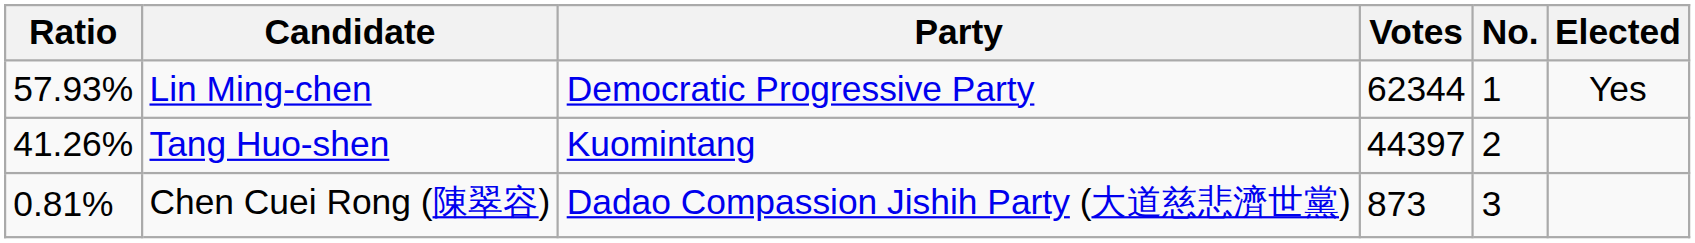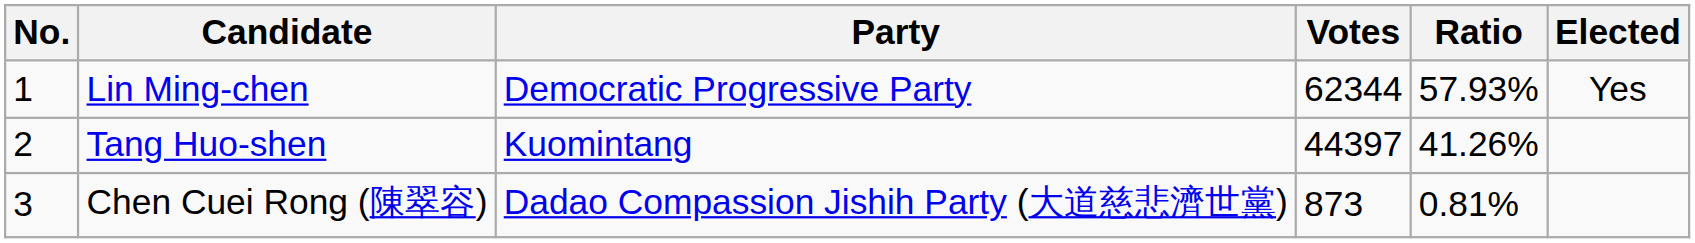columns swapped: (1510, 32) <-> (73, 32)
